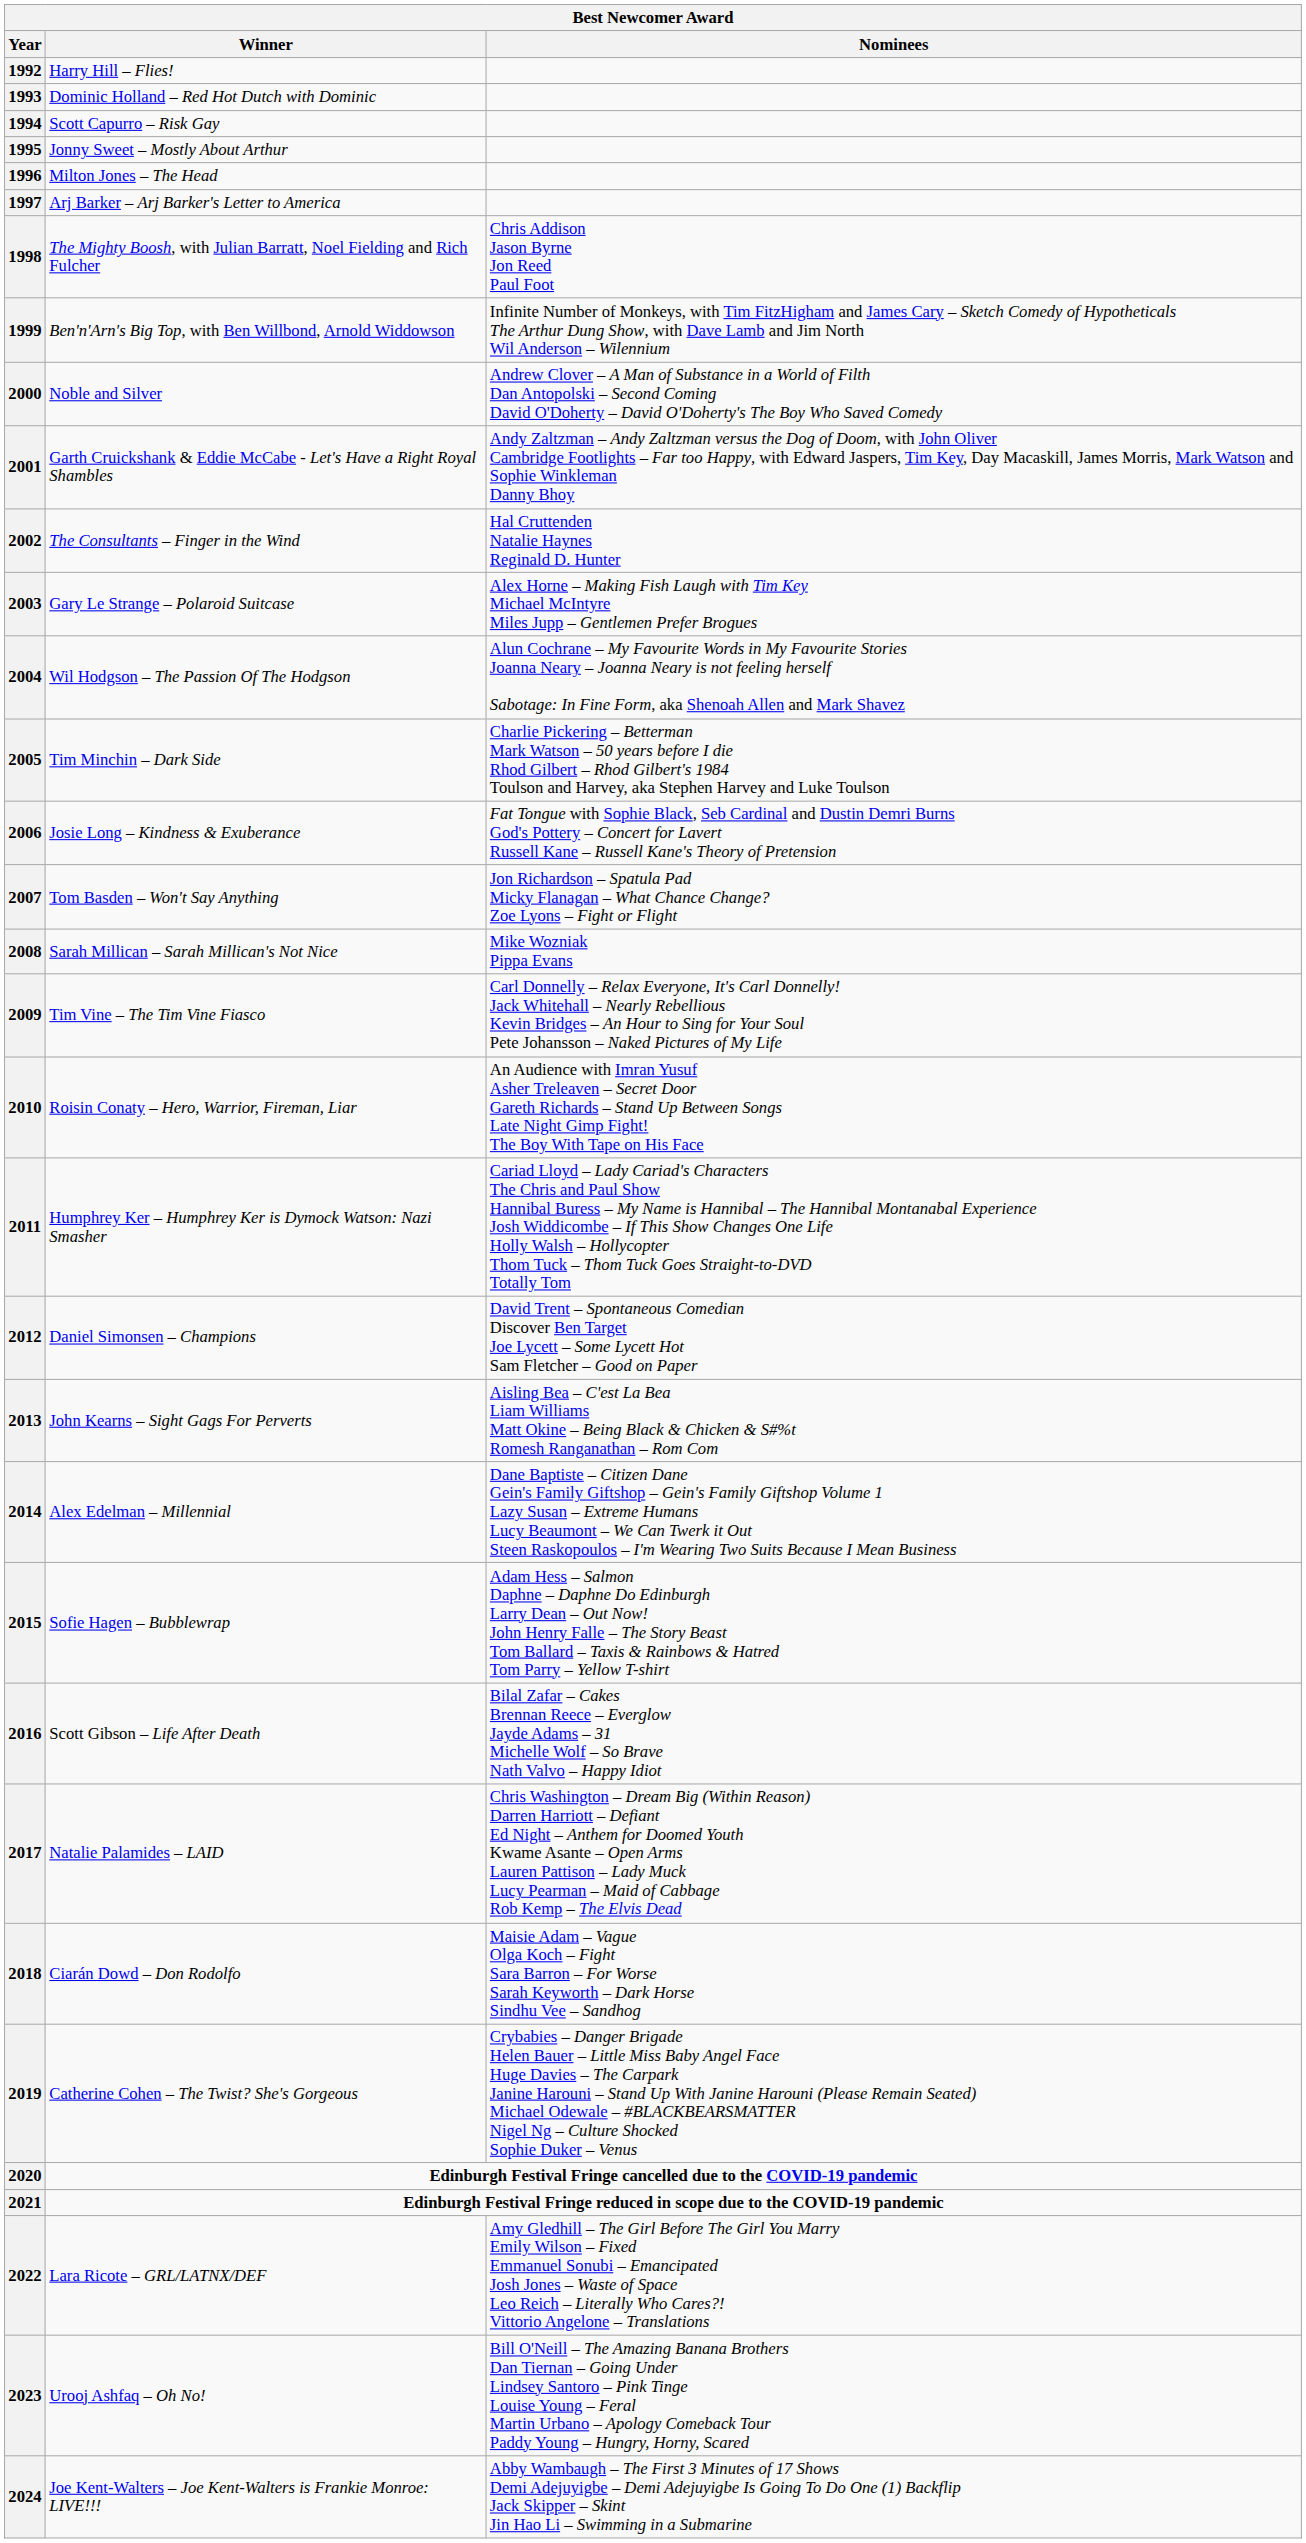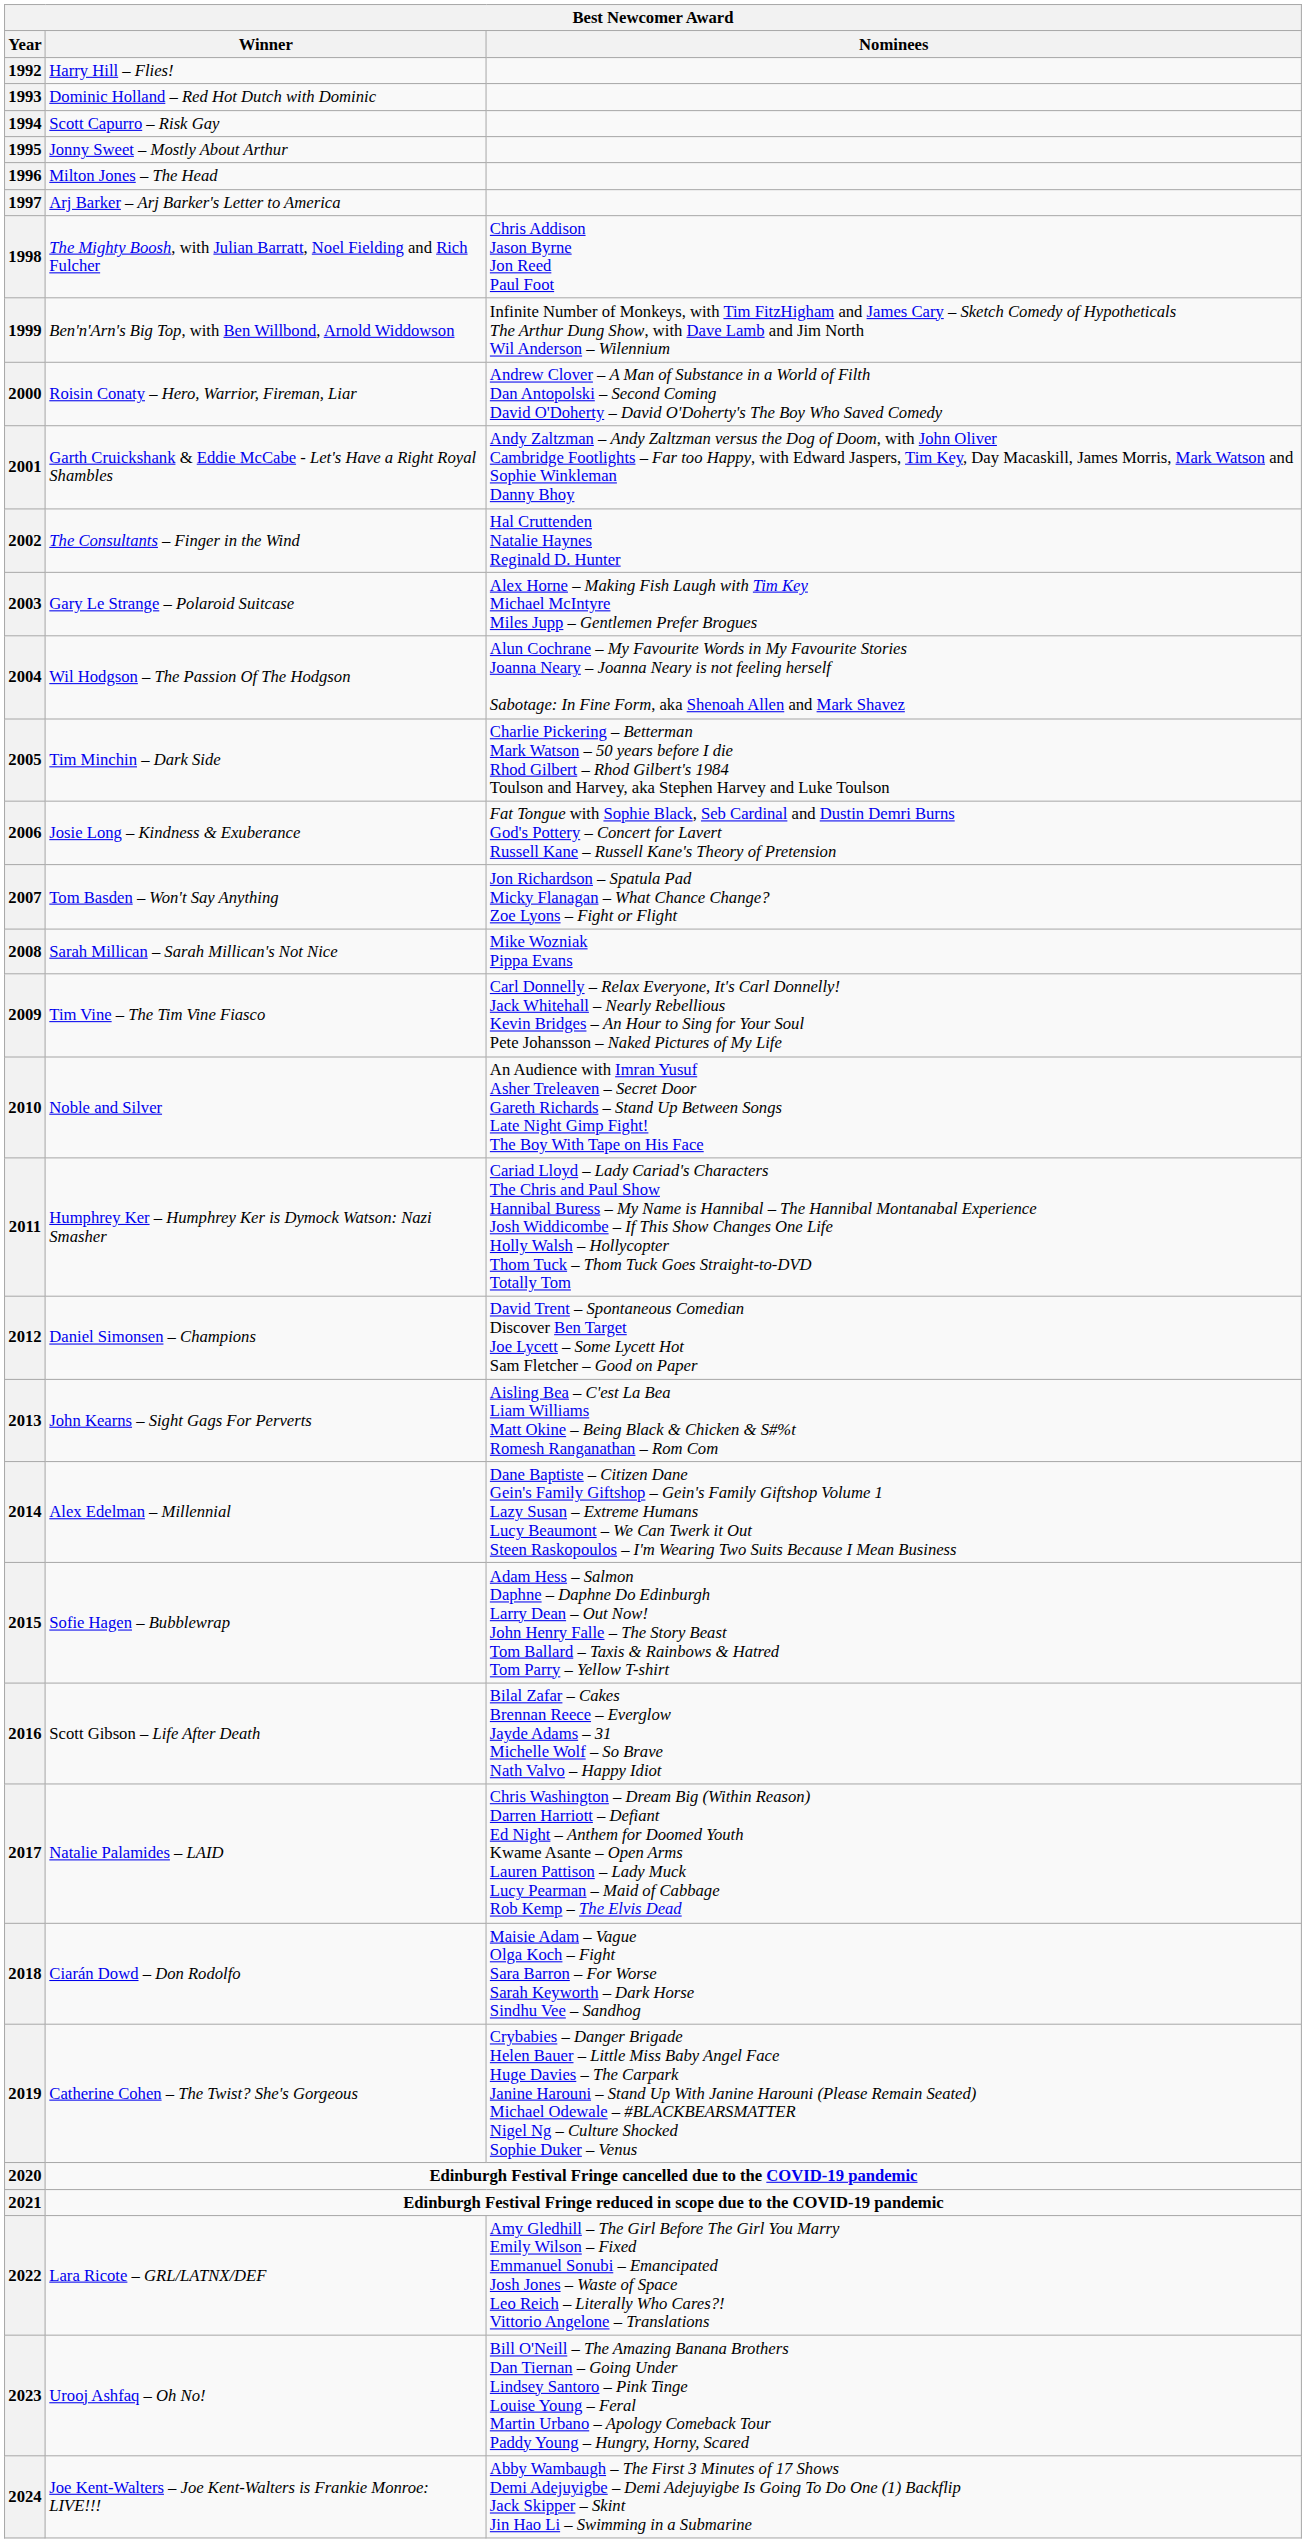(106, 393) Noble and Silver -> (203, 393) Roisin Conaty – Hero, Warrior, Fireman, Liar
(203, 1107) Roisin Conaty – Hero, Warrior, Fireman, Liar -> (106, 1107) Noble and Silver
